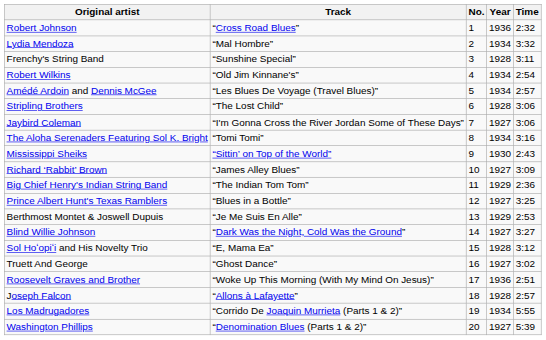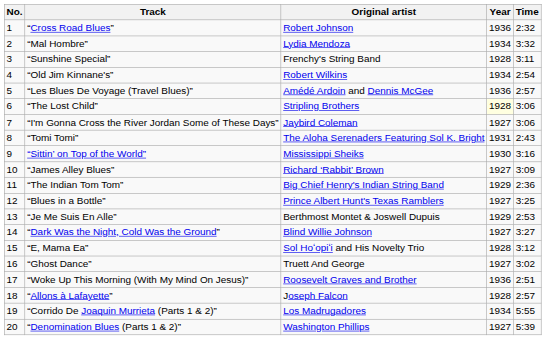columns swapped: (476, 12) <-> (107, 12)
(500, 91) 1934 -> (500, 91) 1936
(500, 106) no background -> (500, 106) lightyellow background
(500, 138) 1934 -> (500, 138) 1931
(525, 138) 3:16 -> (525, 138) 2:43
(525, 153) 2:43 -> (525, 153) 3:16
